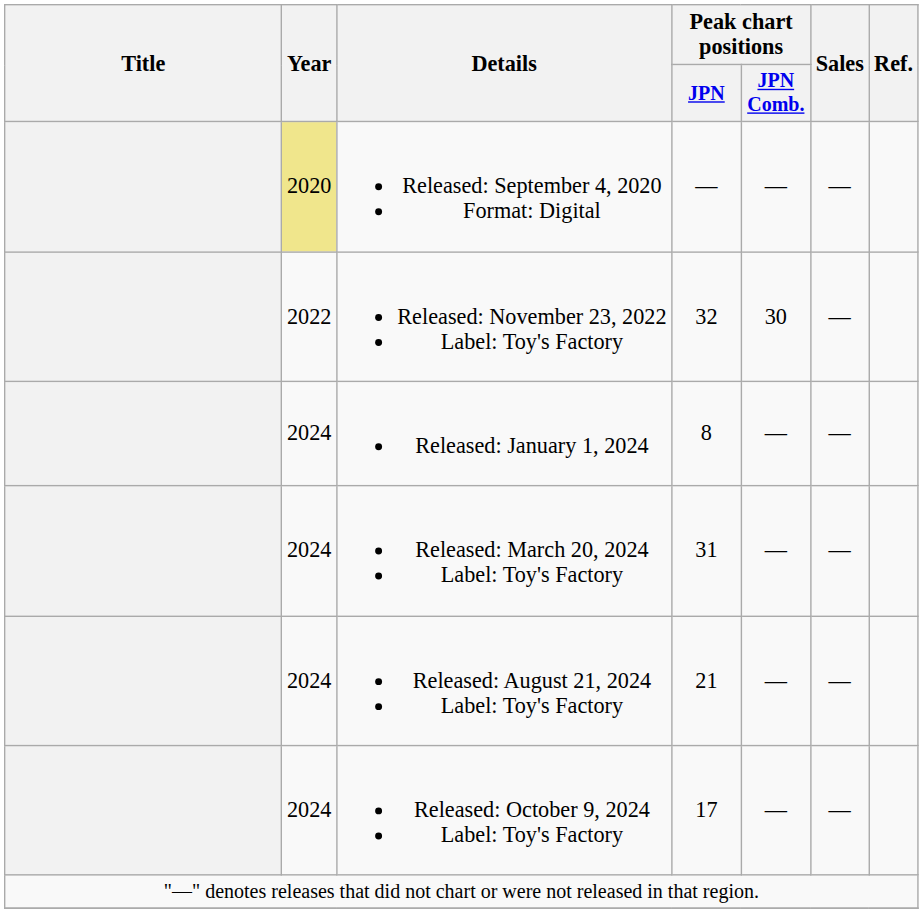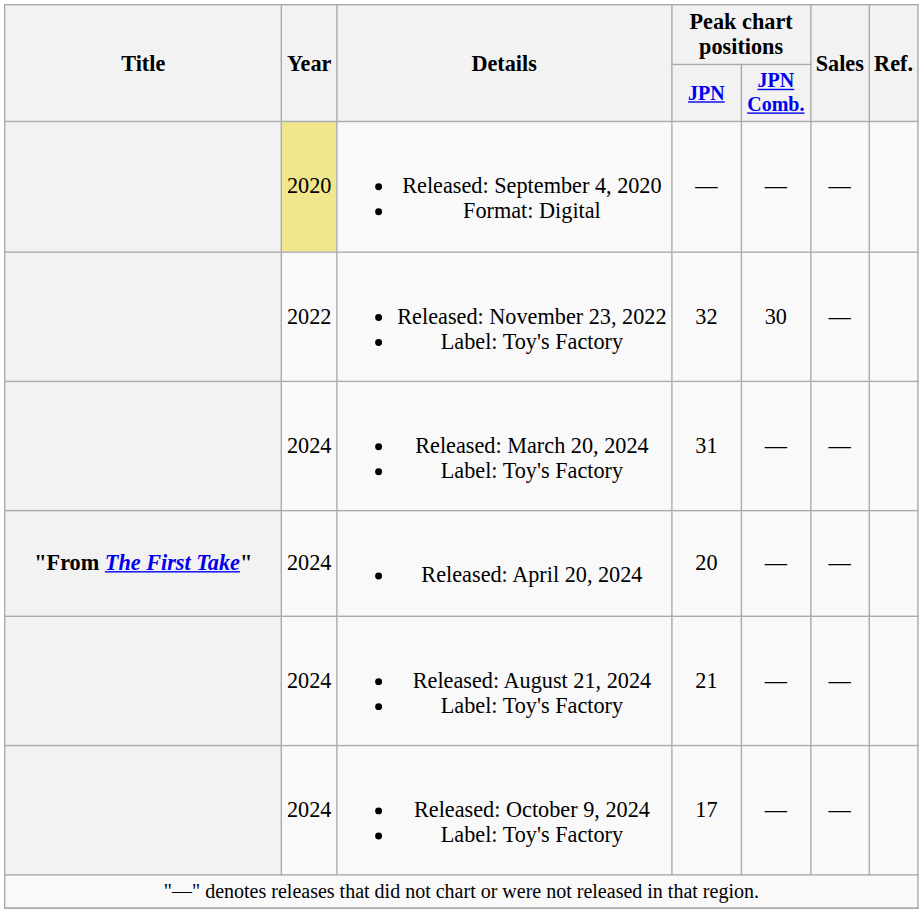- row: (504, 446)
+ row: (504, 576)
